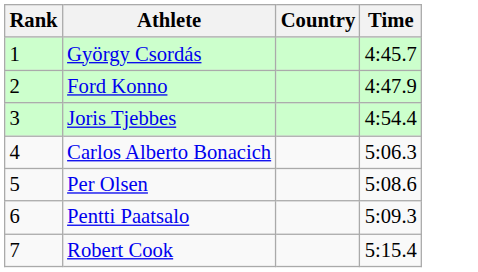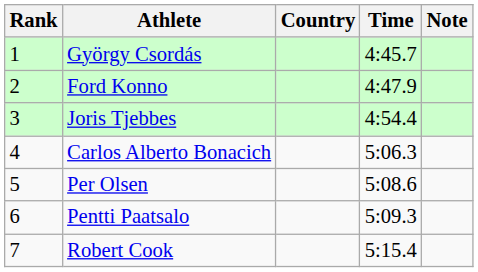+ column: (447, 20)
